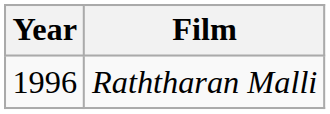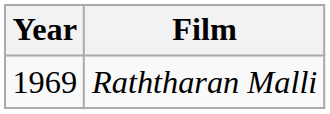(45, 81) 1996 -> (45, 81) 1969
